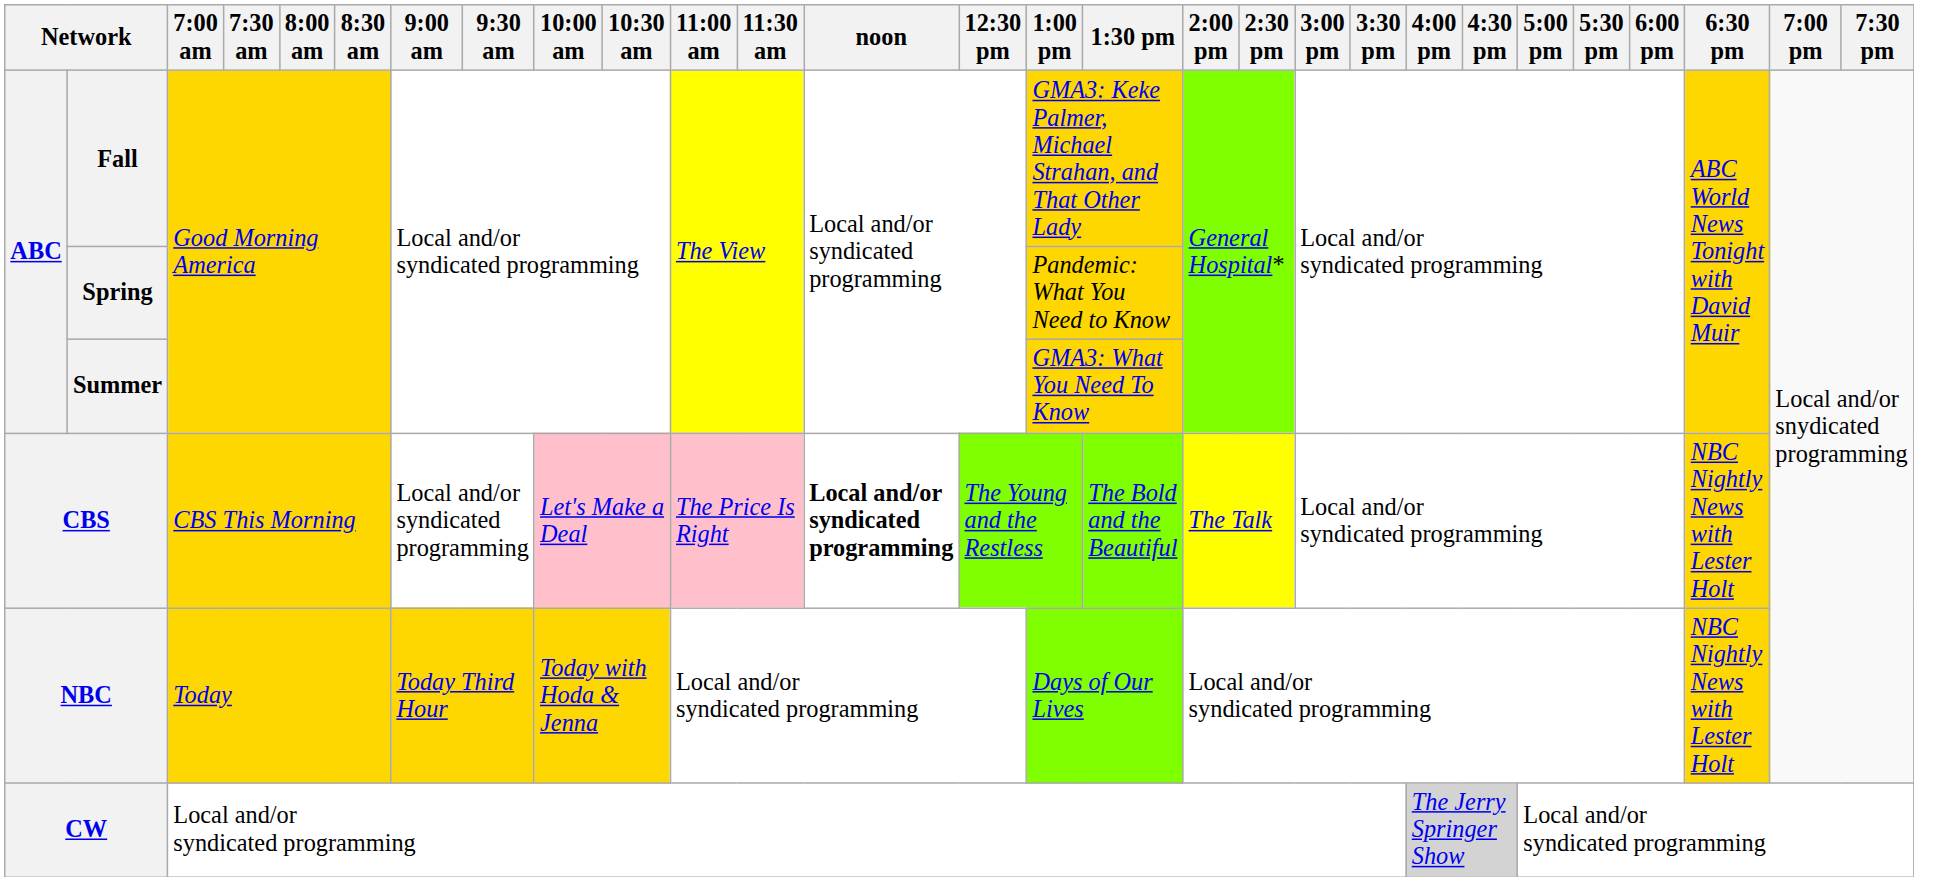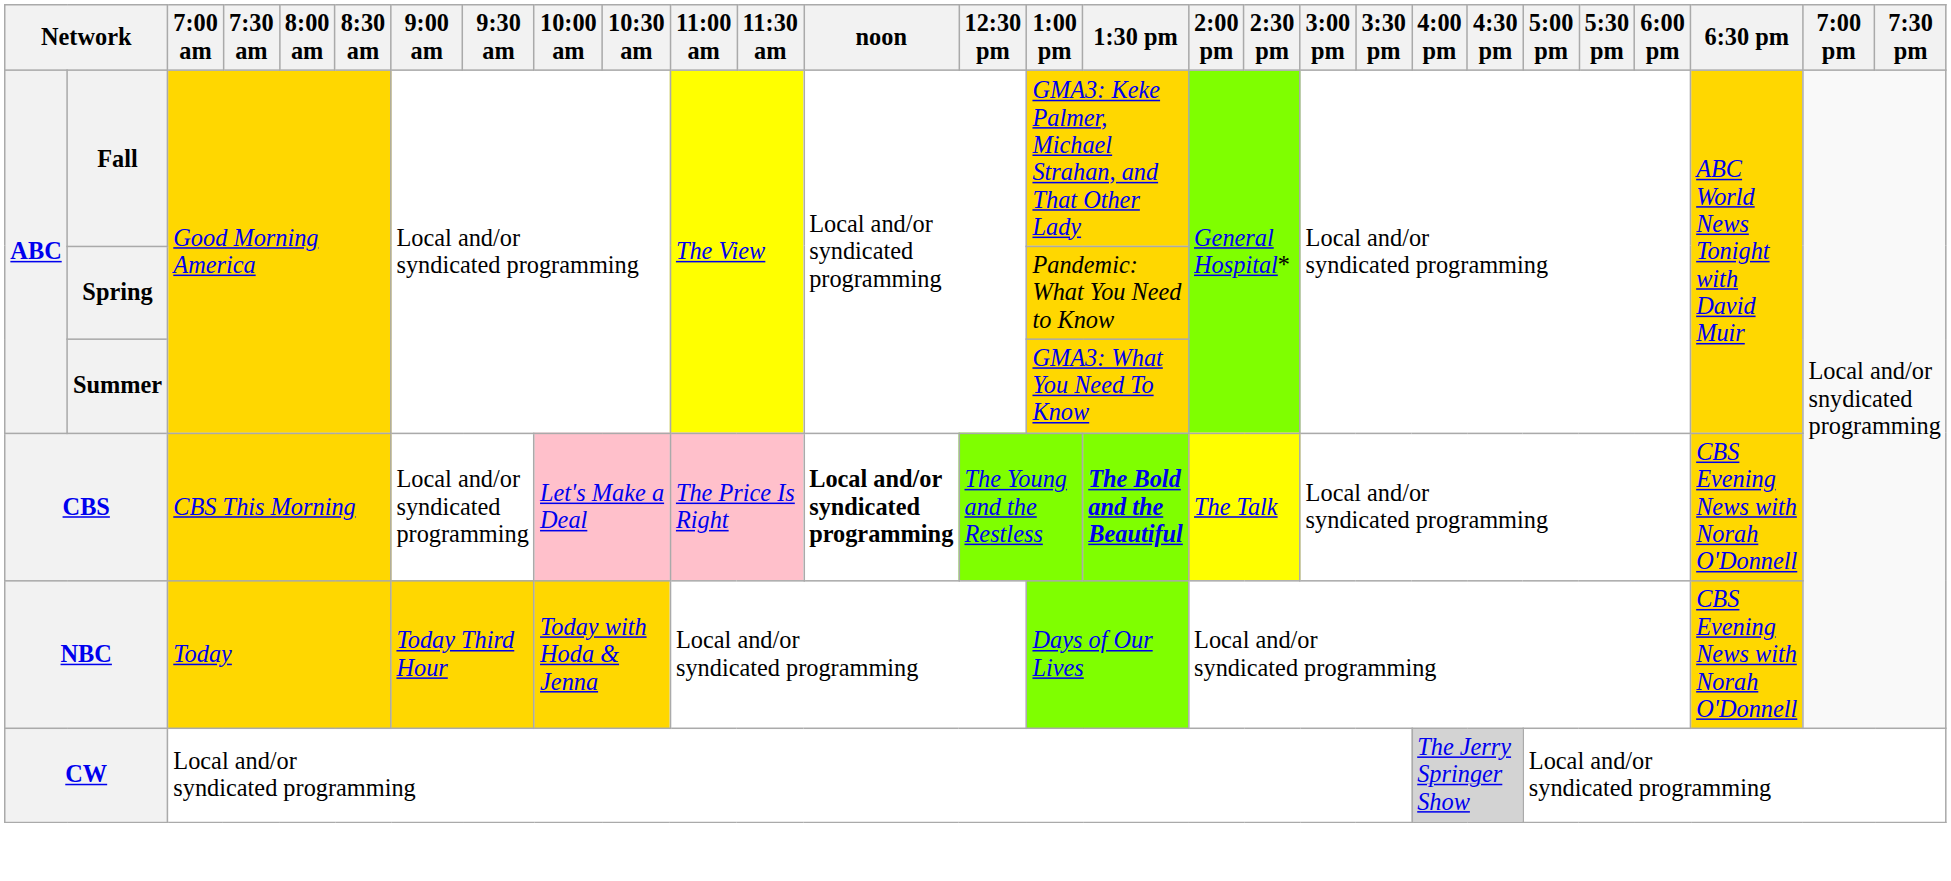(1133, 520) normal -> (1136, 506) bold
(1727, 520) NBC Nightly News with Lester Holt -> (1747, 506) CBS Evening News with Norah O'Donnell
(1727, 695) NBC Nightly News with Lester Holt -> (1747, 654) CBS Evening News with Norah O'Donnell
